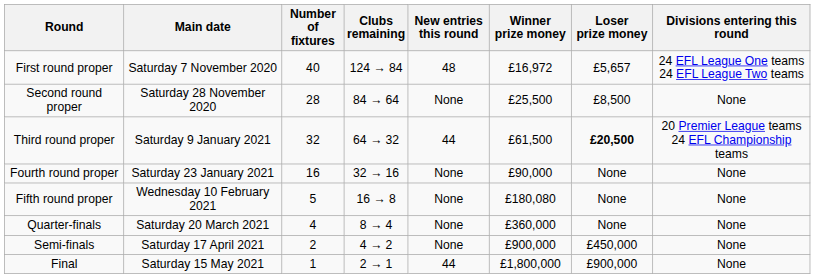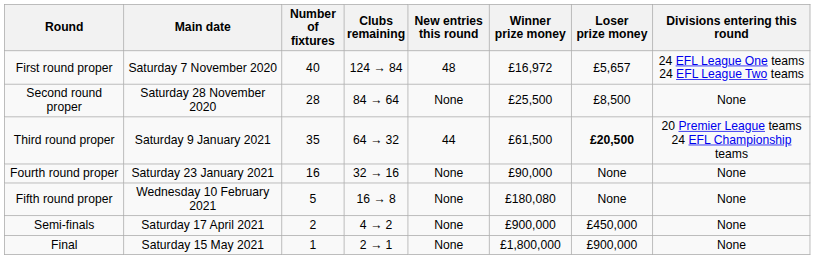(313, 140) 32 -> (313, 140) 35
- row: (64, 225)
(449, 264) 44 -> (449, 244) None
